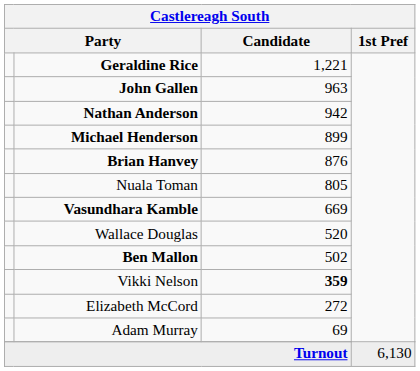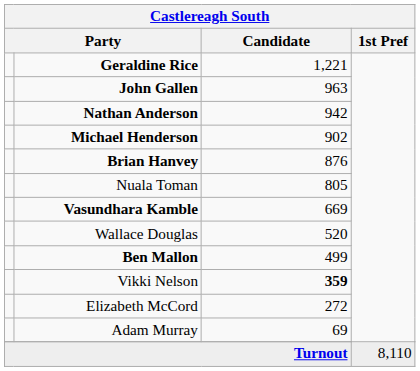(336, 137) 899 -> (336, 137) 902
(336, 257) 502 -> (336, 257) 499
(394, 354) 6,130 -> (395, 354) 8,110
